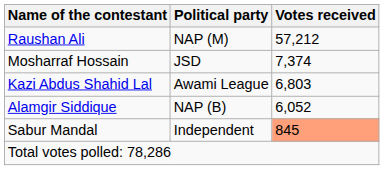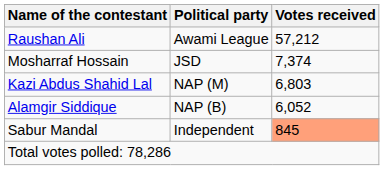(201, 38) NAP (M) -> (221, 38) Awami League
(221, 84) Awami League -> (201, 84) NAP (M)
